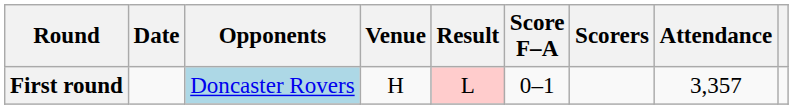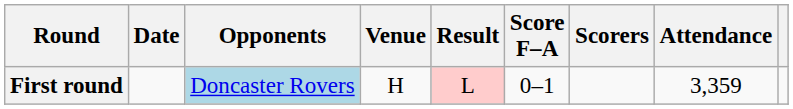(716, 85) 3,357 -> (716, 85) 3,359
